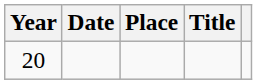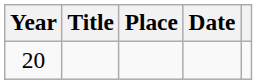columns swapped: (212, 23) <-> (91, 23)
